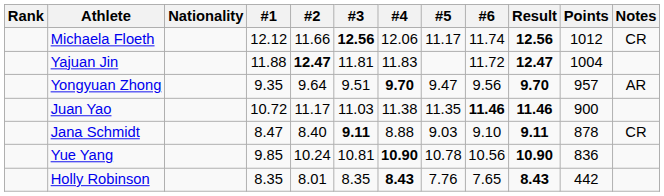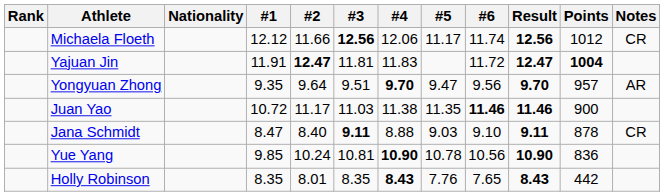(269, 62) 11.88 -> (269, 62) 11.91
(586, 62) normal -> (586, 62) bold
